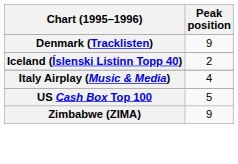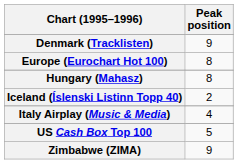+ row: (95, 61)
+ row: (95, 79)
